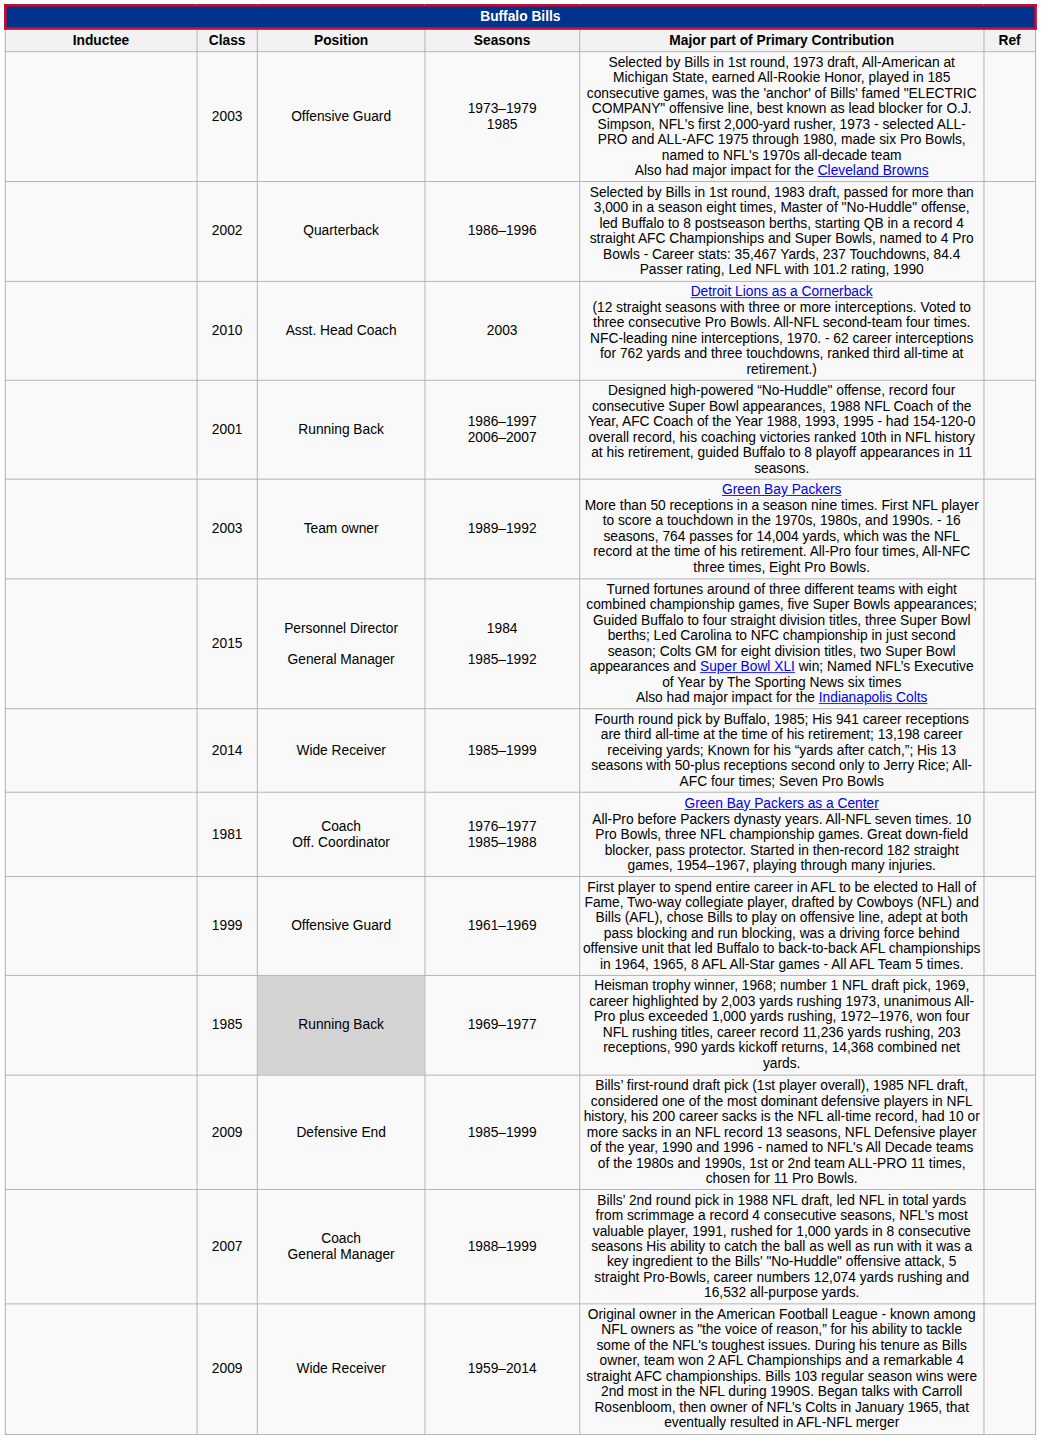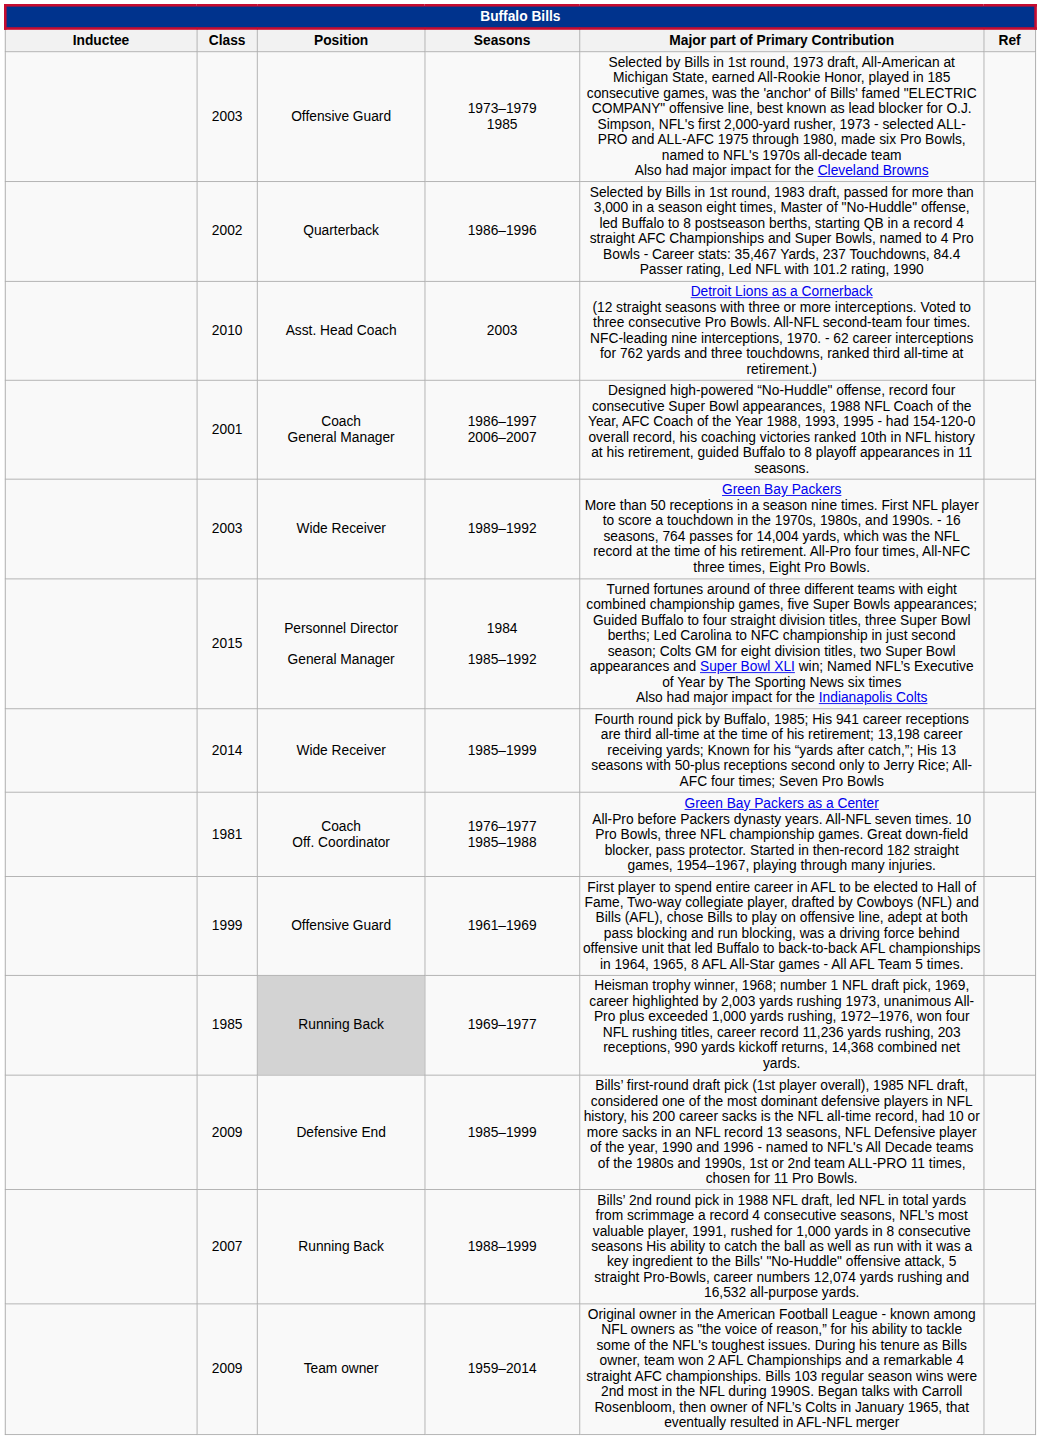(341, 429) Running Back -> (341, 429) Coach General Manager
(341, 529) Team owner -> (341, 529) Wide Receiver
(341, 1246) Coach General Manager -> (341, 1246) Running Back
(341, 1369) Wide Receiver -> (341, 1369) Team owner
